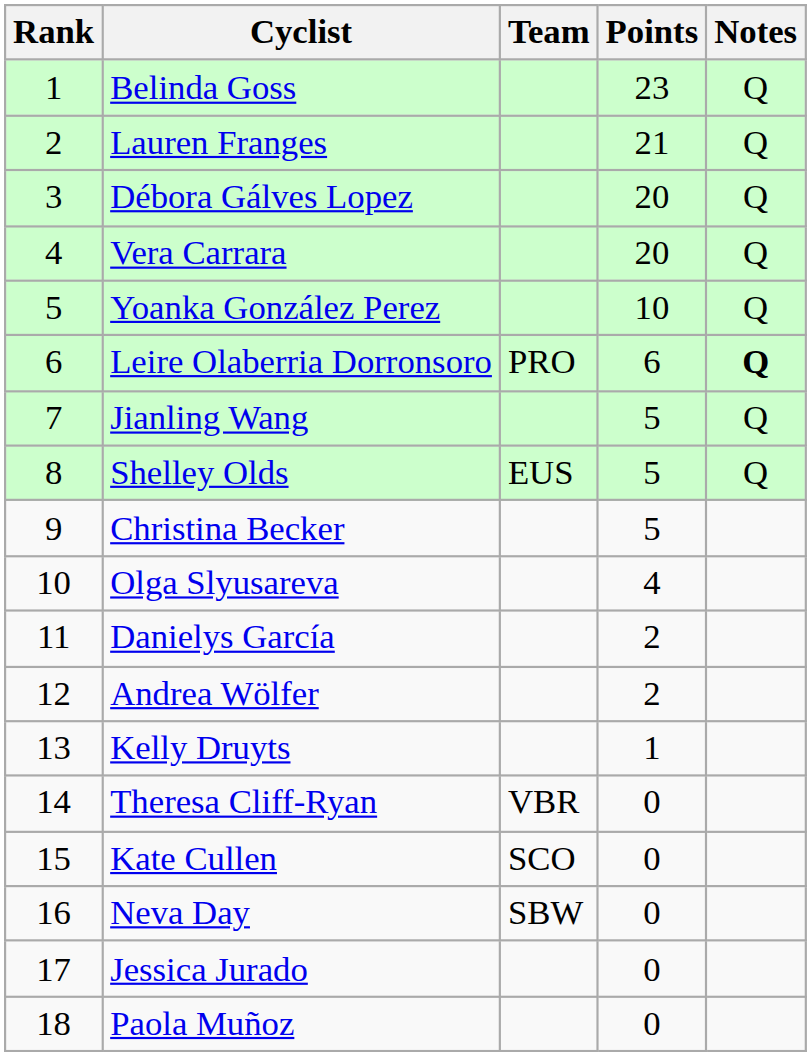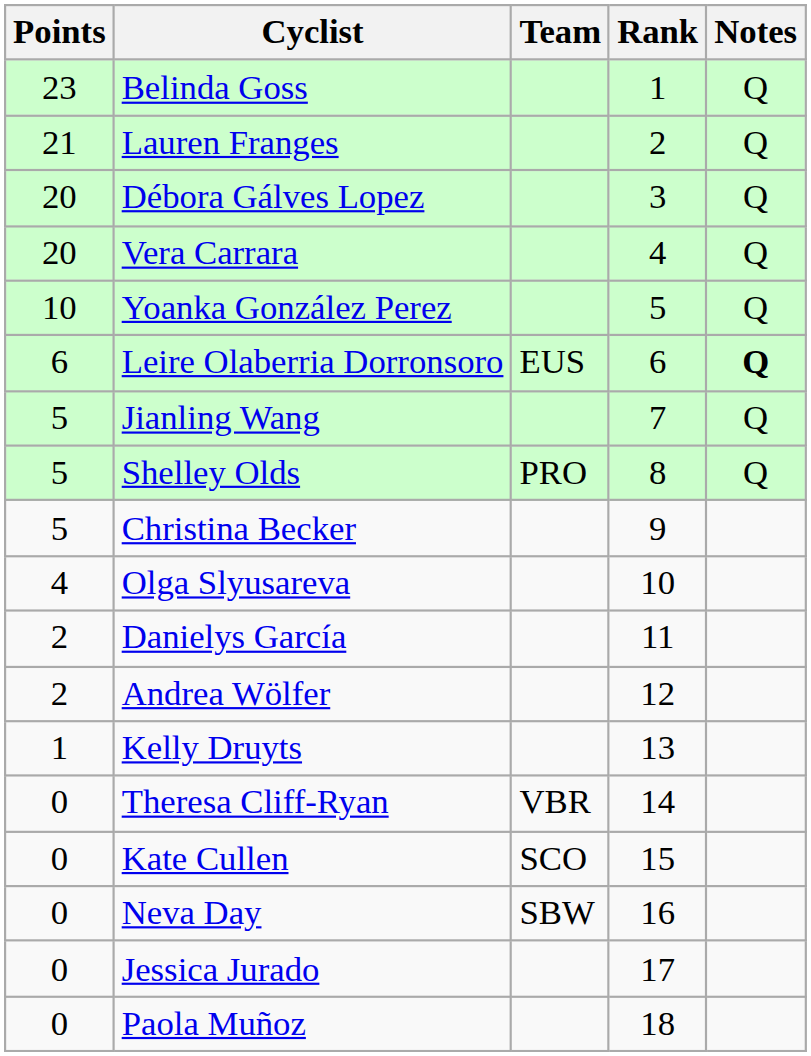columns swapped: (54, 32) <-> (652, 32)
(542, 362) PRO -> (552, 362) EUS
(541, 472) EUS -> (553, 472) PRO
